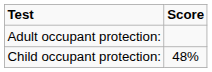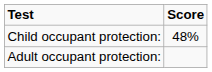rows swapped: (84, 36) <-> (84, 57)
